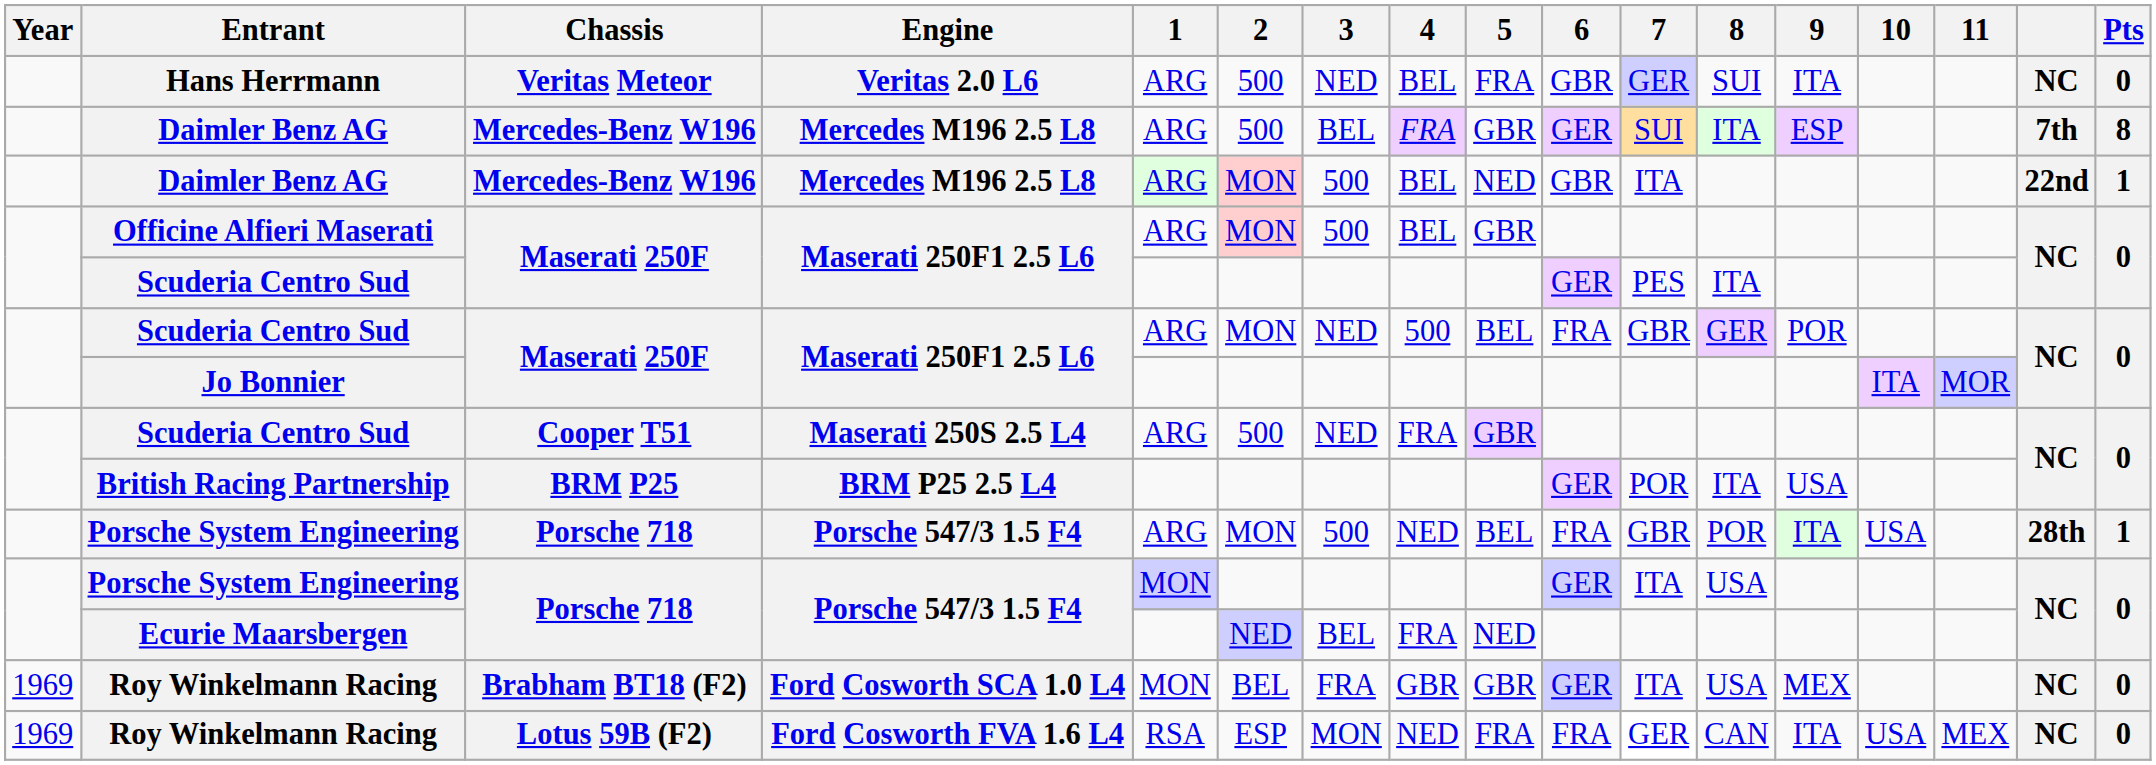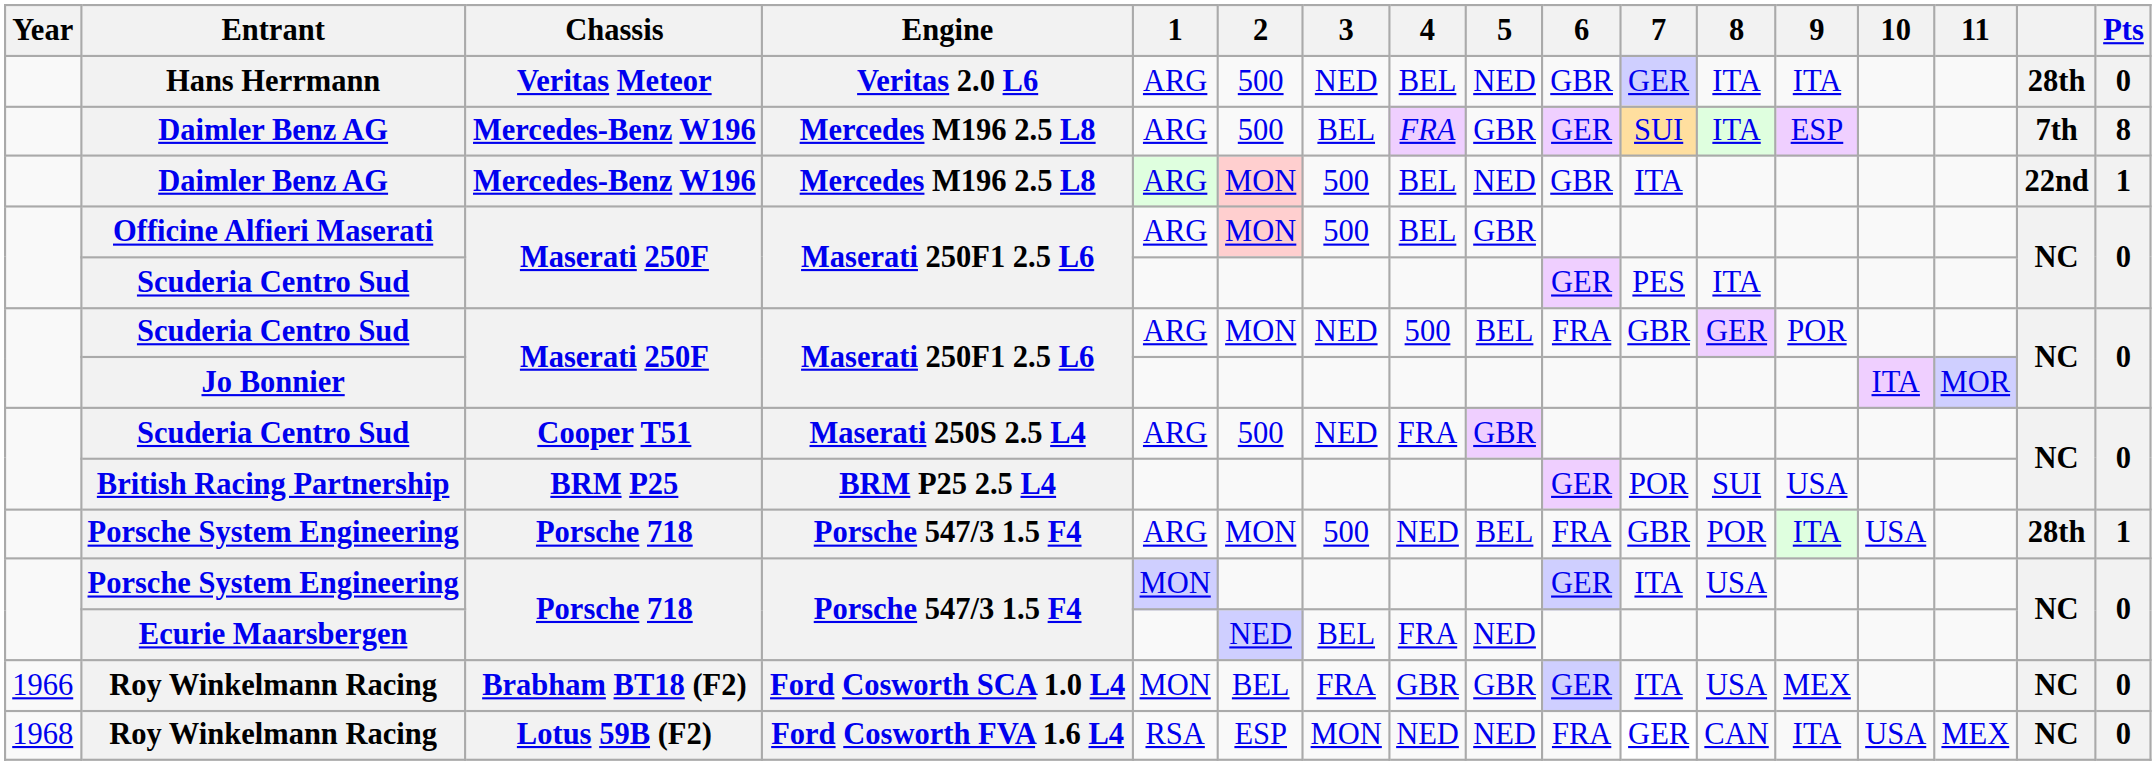(1505, 80) FRA -> (1505, 80) NED
(1737, 80) SUI -> (1737, 80) ITA
(2057, 80) NC -> (2057, 80) 28th
(1737, 483) ITA -> (1737, 483) SUI
(43, 684) 1969 -> (43, 684) 1966
(43, 734) 1969 -> (43, 734) 1968
(1505, 734) FRA -> (1505, 734) NED
